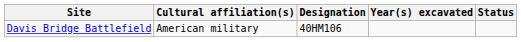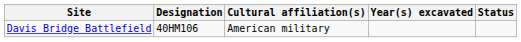columns swapped: (333, 13) <-> (225, 13)
